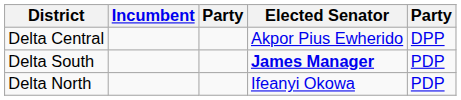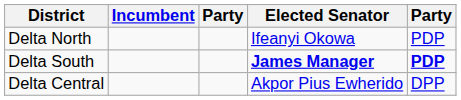rows swapped: (50, 84) <-> (56, 38)
(428, 61) normal -> (428, 61) bold
